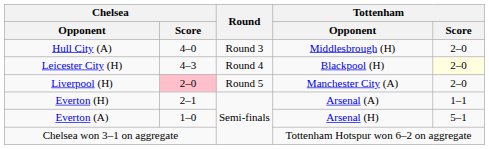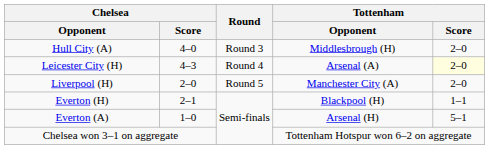(353, 65) Blackpool (H) -> (353, 65) Arsenal (A)
(188, 83) pink background -> (188, 83) no background
(353, 100) Arsenal (A) -> (353, 100) Blackpool (H)
